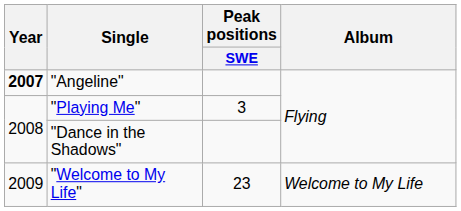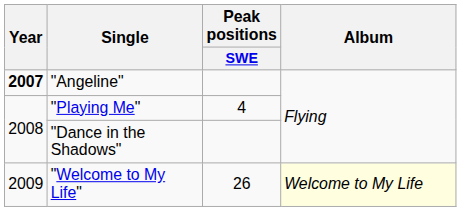(242, 107) 3 -> (242, 107) 4
(242, 184) 23 -> (242, 184) 26
(354, 184) no background -> (354, 184) lightyellow background
